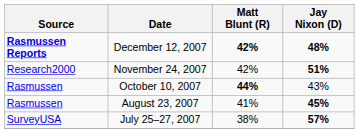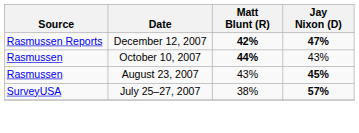(36, 47) bold -> (55, 41) normal
(318, 47) 48% -> (318, 41) 47%
- row: (160, 70)
(247, 103) 41% -> (247, 74) 43%
